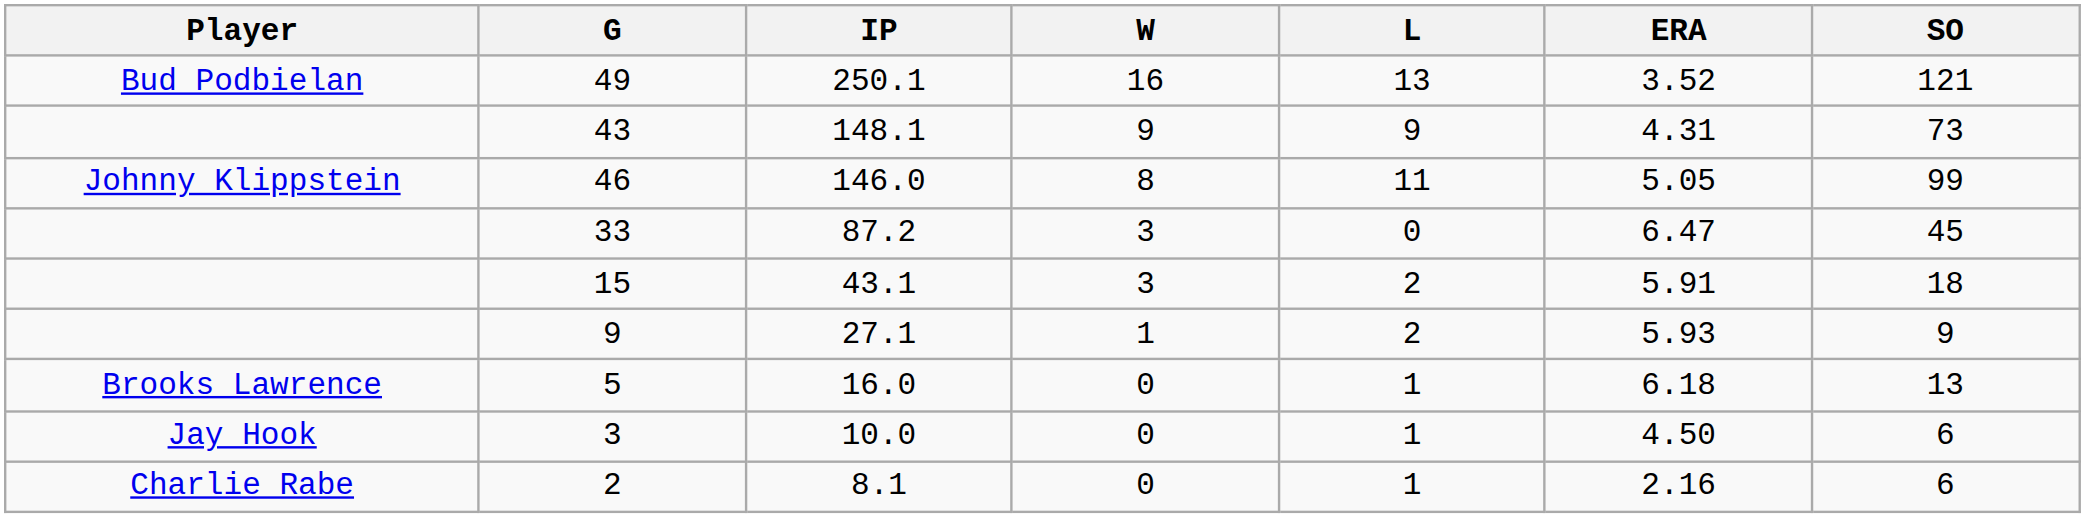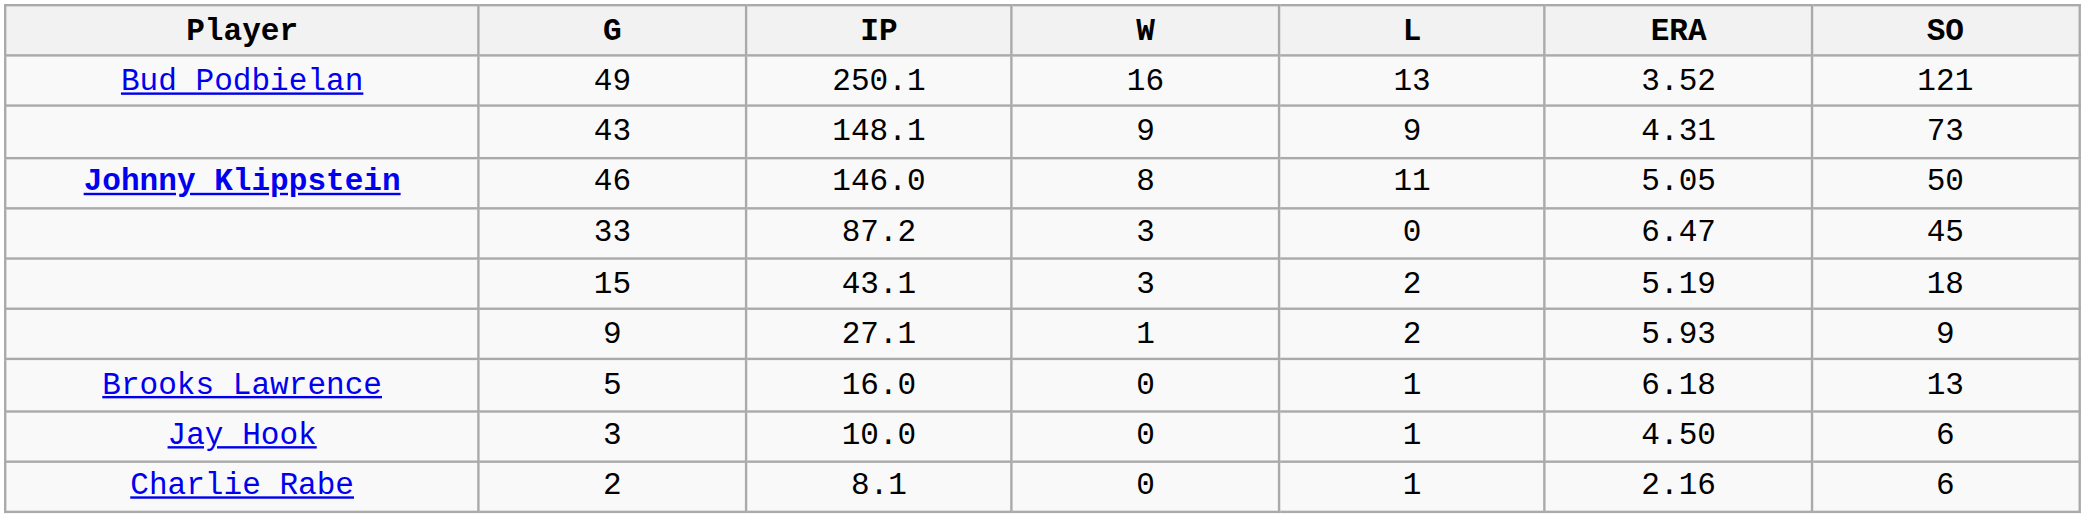(242, 182) normal -> (242, 182) bold
(1945, 182) 99 -> (1945, 182) 50
(1679, 284) 5.91 -> (1679, 284) 5.19
